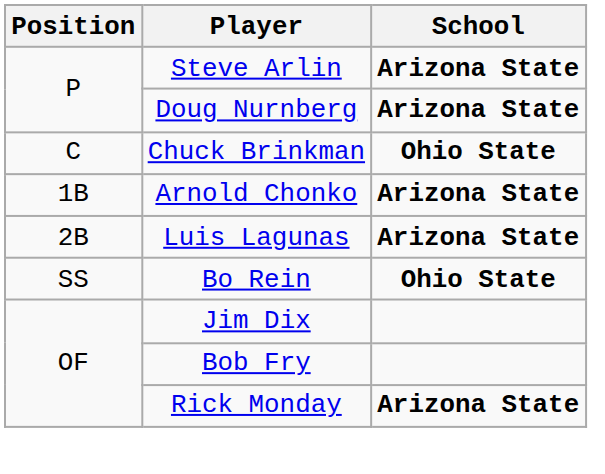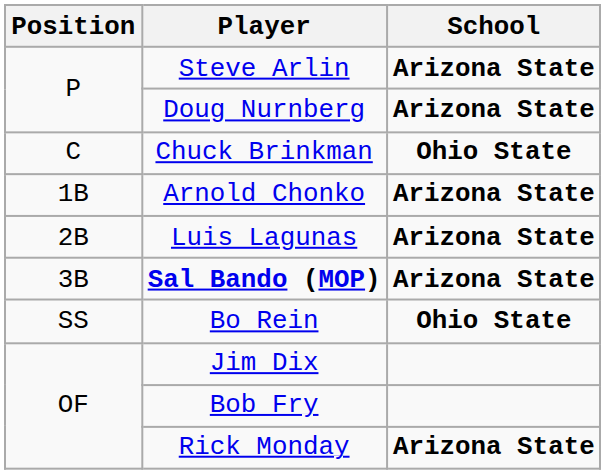+ row: (264, 279)
